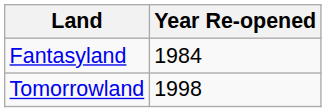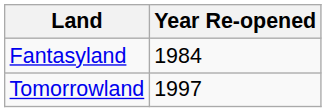(178, 89) 1998 -> (178, 89) 1997
